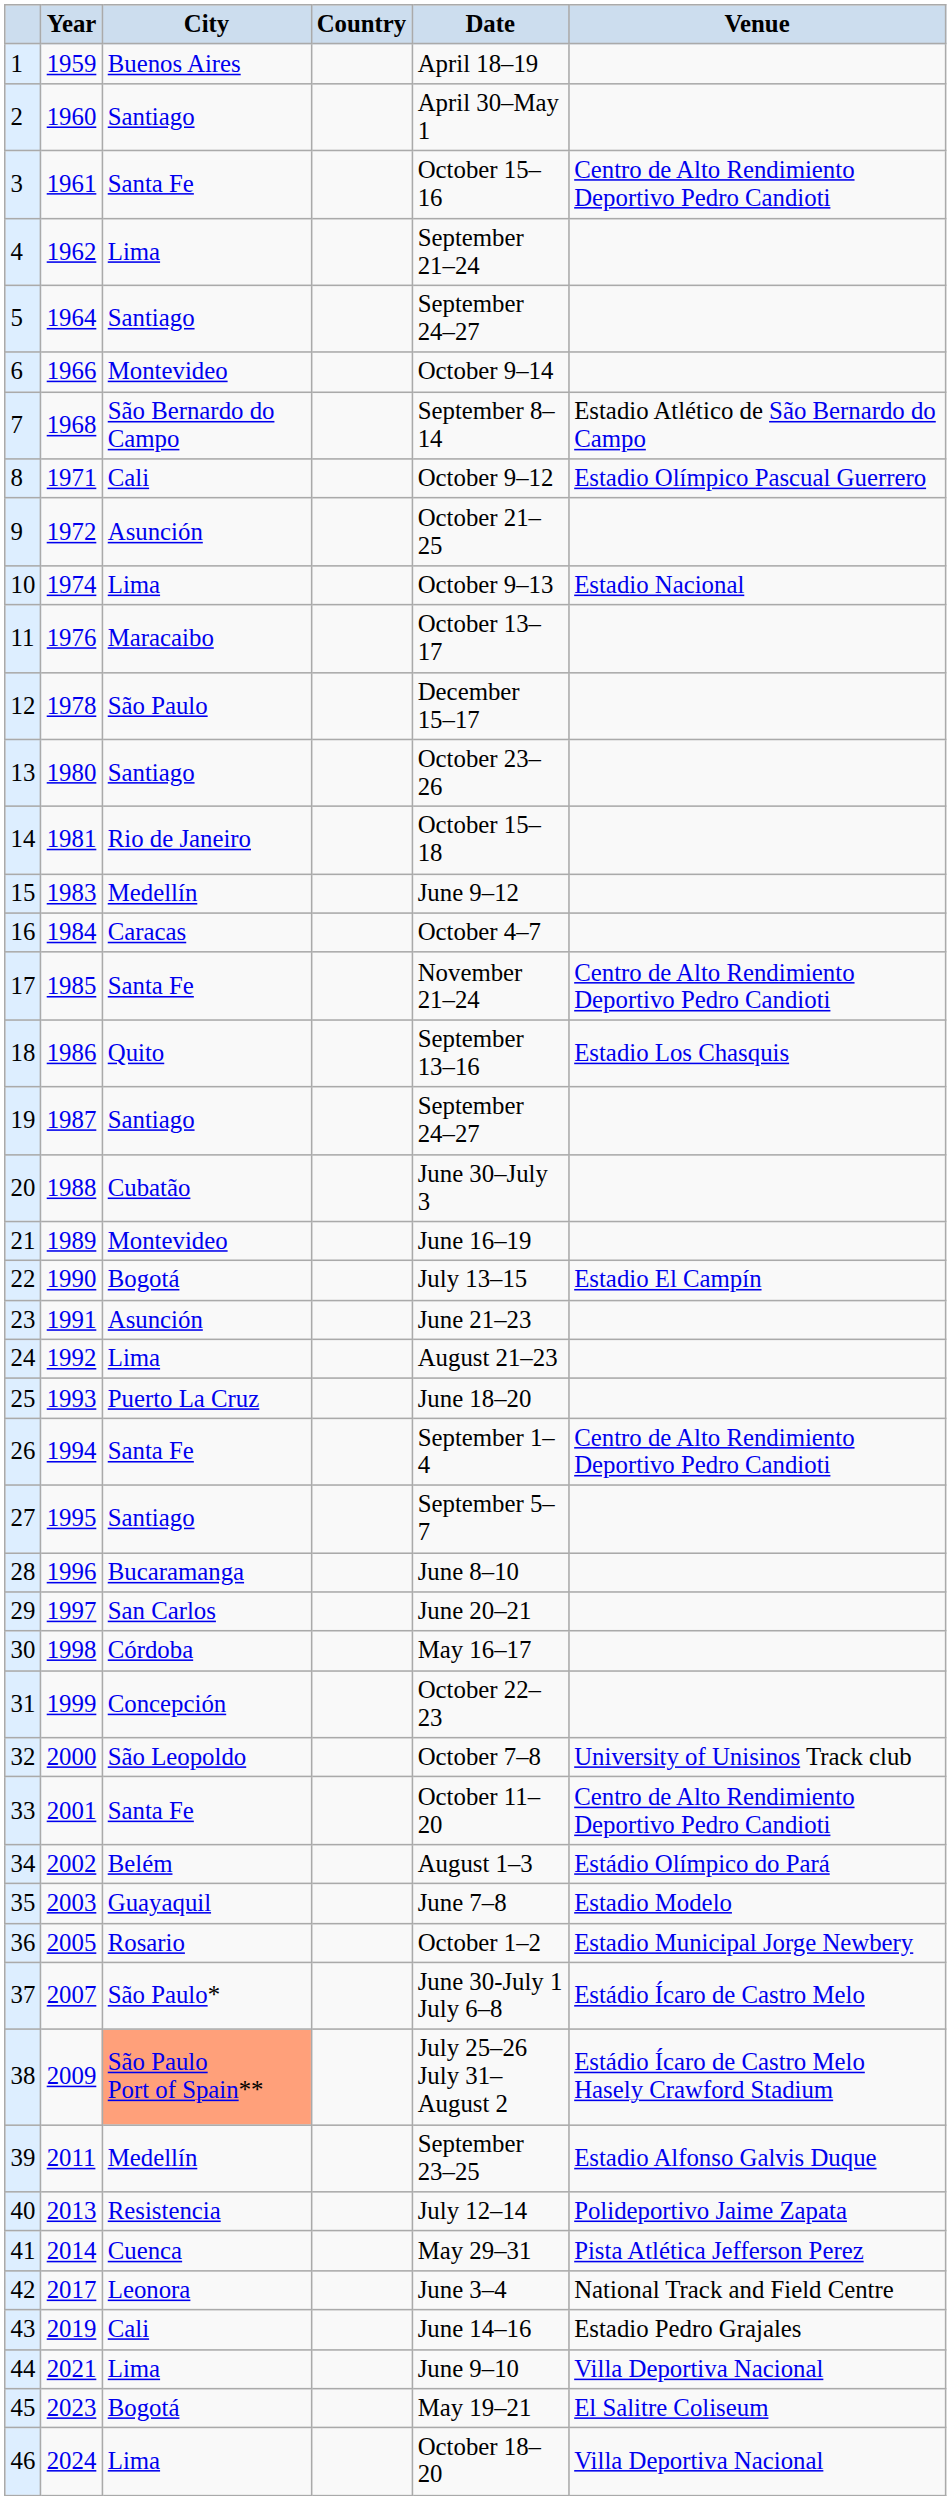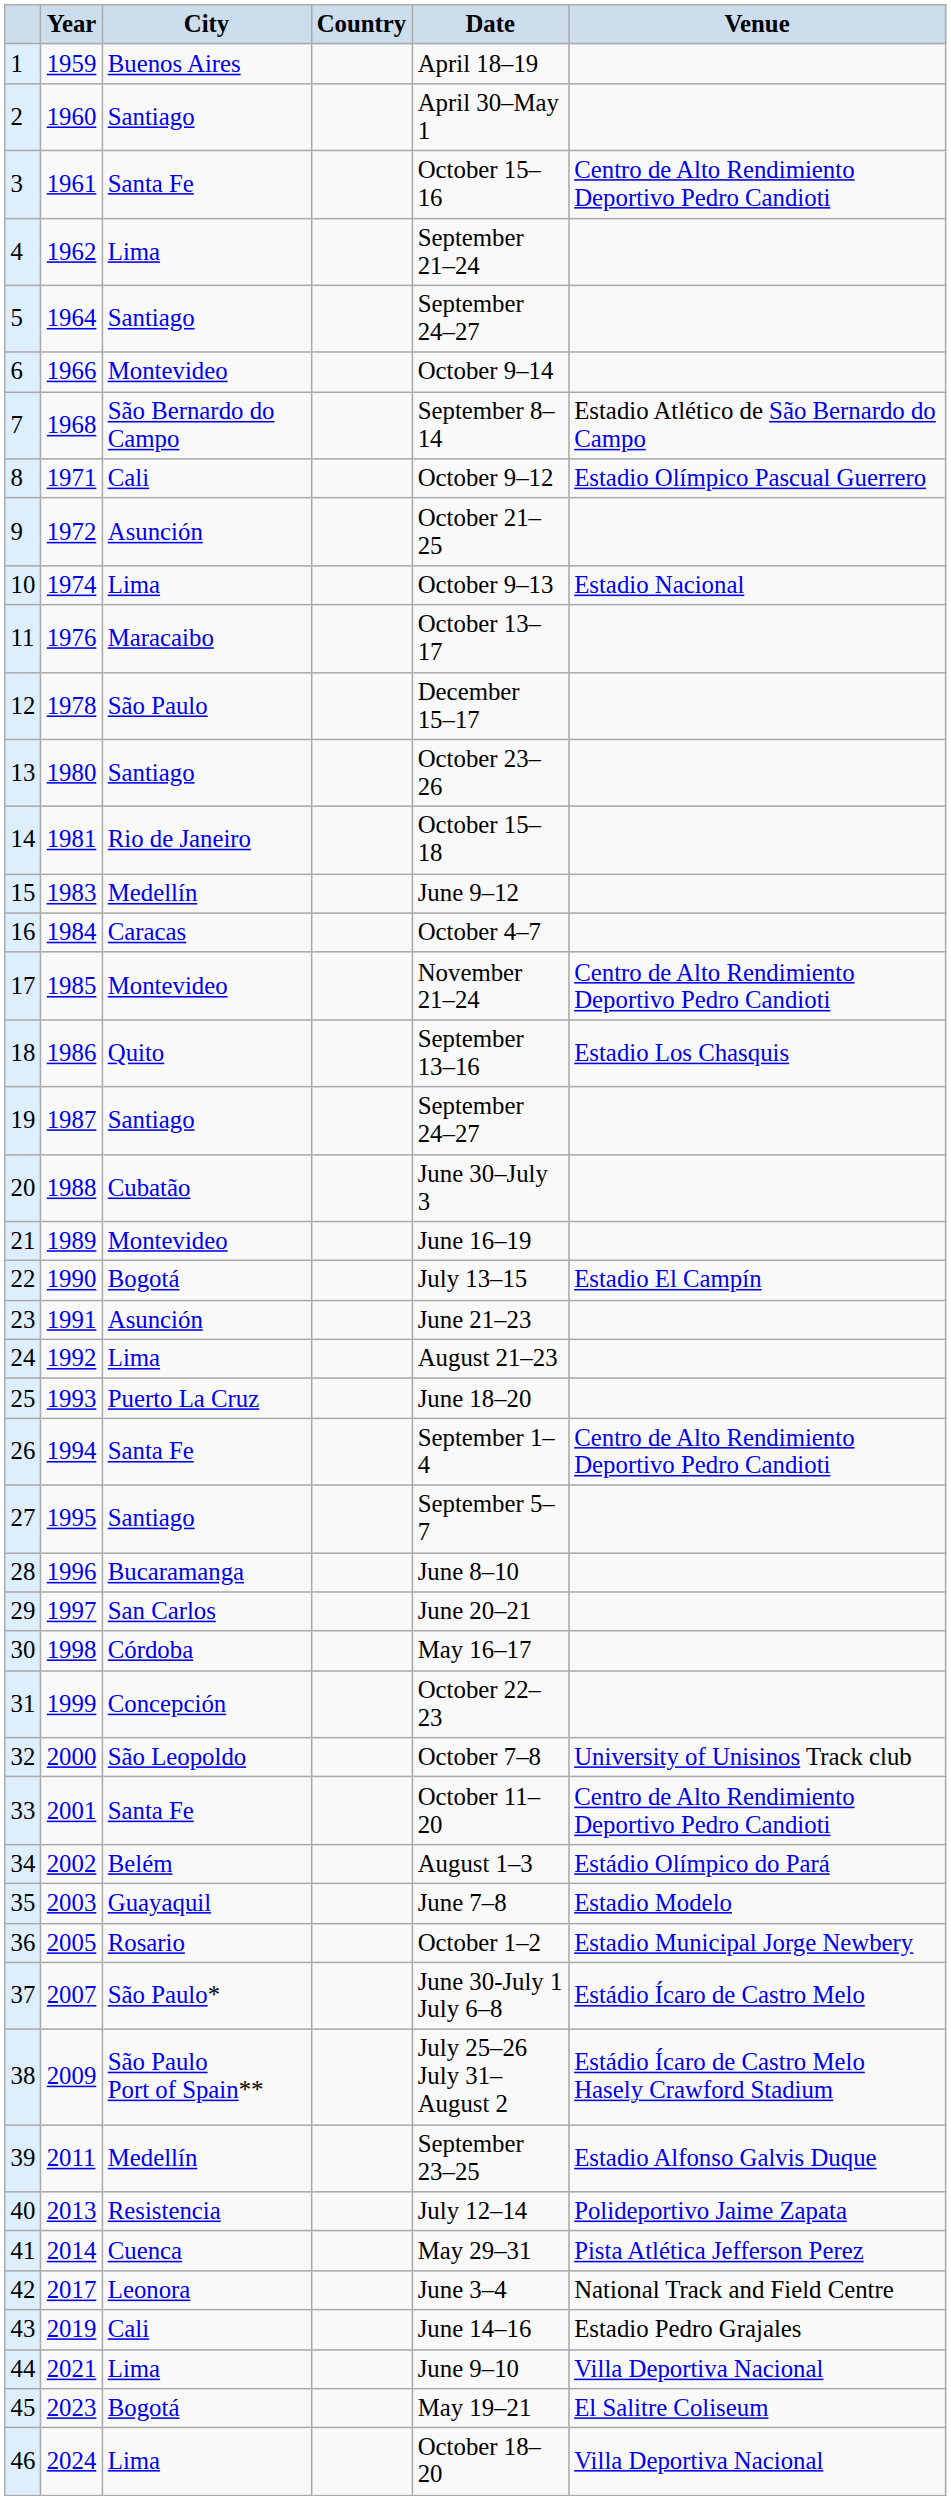(151, 985) Santa Fe -> (168, 985) Montevideo
(186, 2076) lightsalmon background -> (186, 2076) no background
